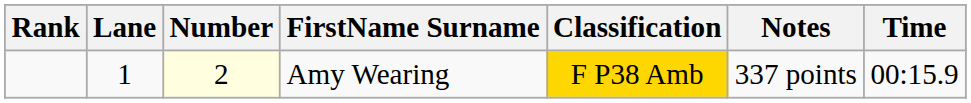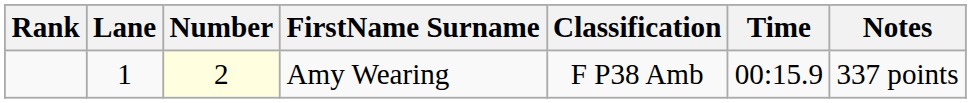columns swapped: (914, 27) <-> (796, 27)
(637, 73) gold background -> (637, 73) no background
